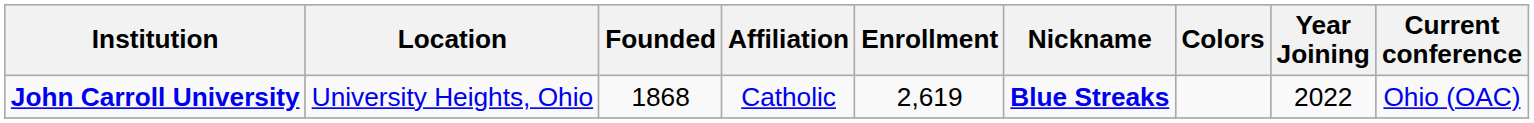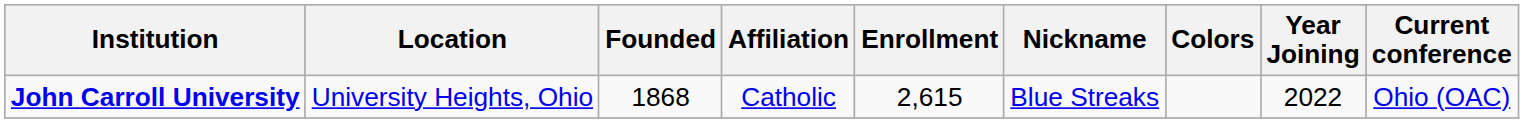(930, 96) 2,619 -> (930, 96) 2,615
(1090, 96) bold -> (1085, 96) normal
